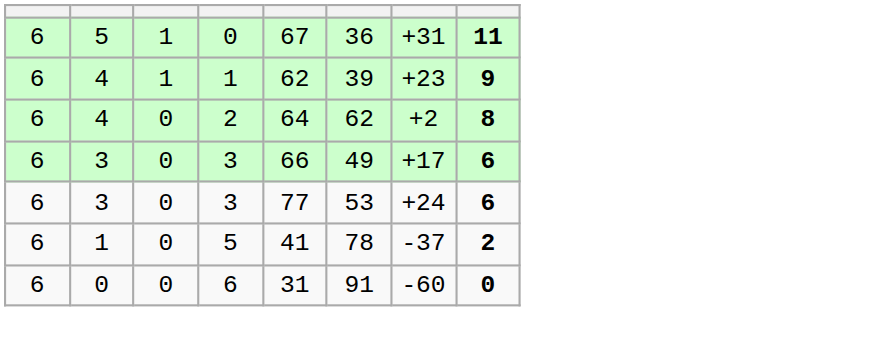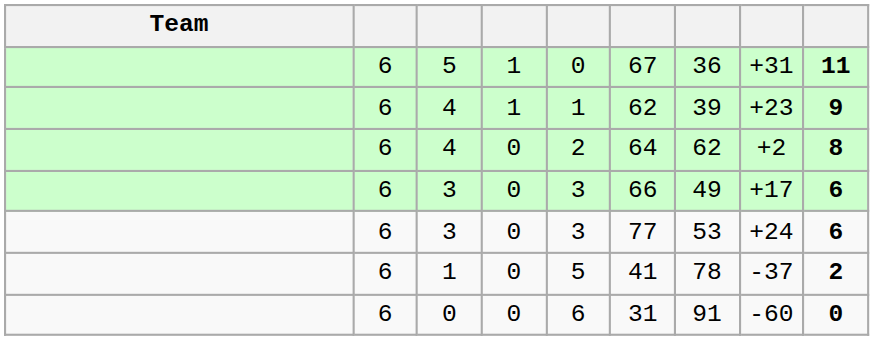+ column: (179, 25)
